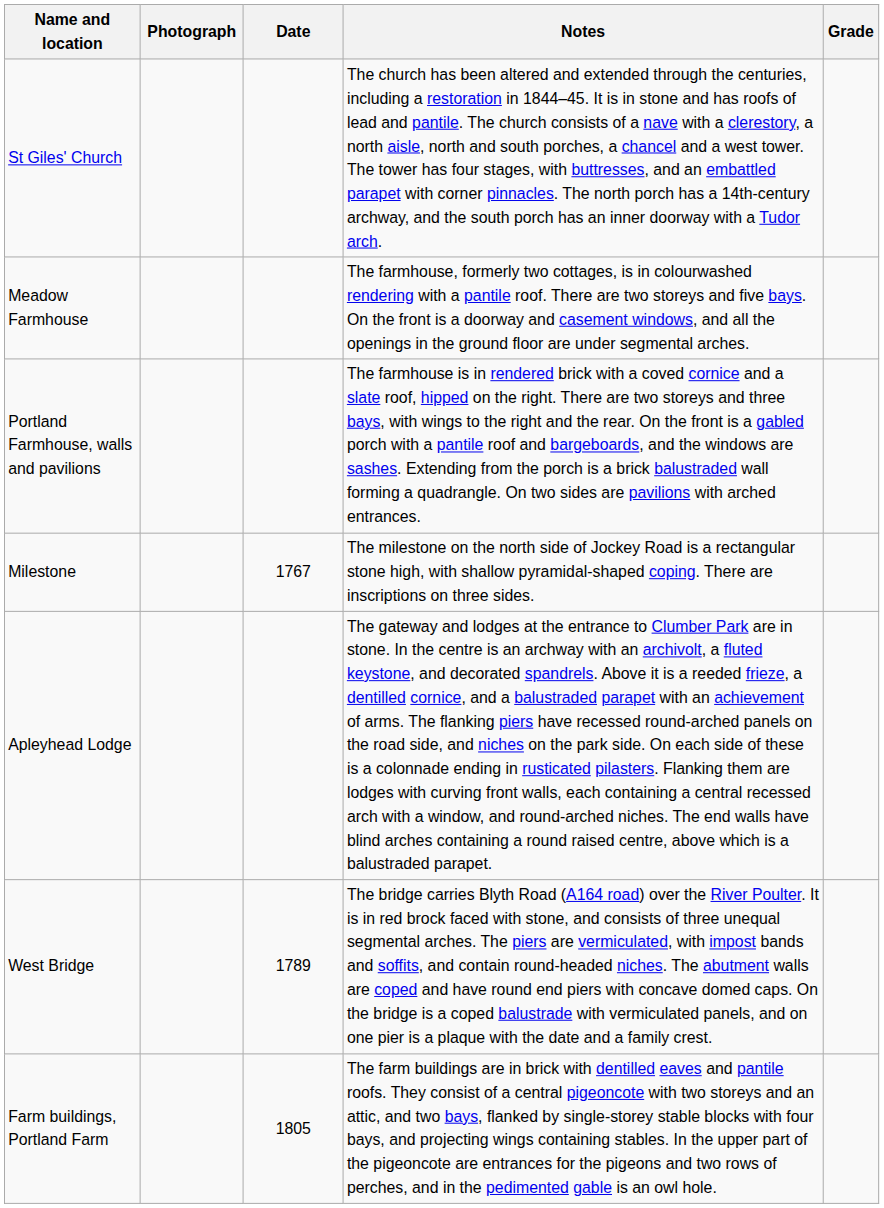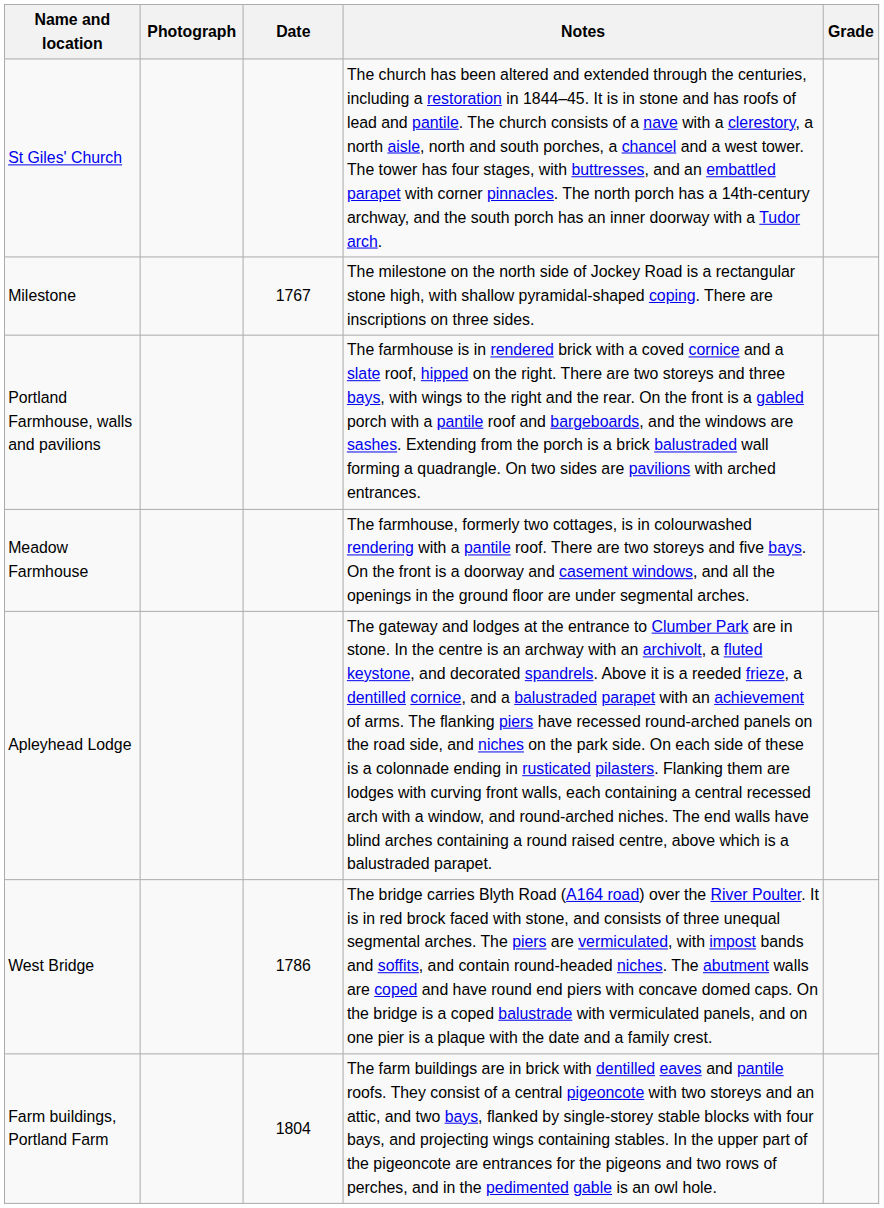rows swapped: (48, 307) <-> (42, 571)
(293, 966) 1789 -> (293, 966) 1786
(293, 1128) 1805 -> (293, 1128) 1804
